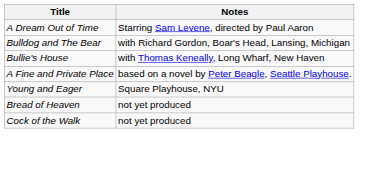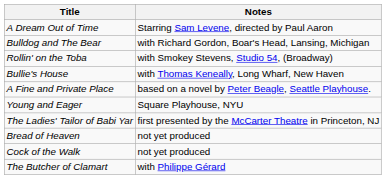+ row: (47, 58)
+ row: (70, 120)
+ row: (57, 167)
